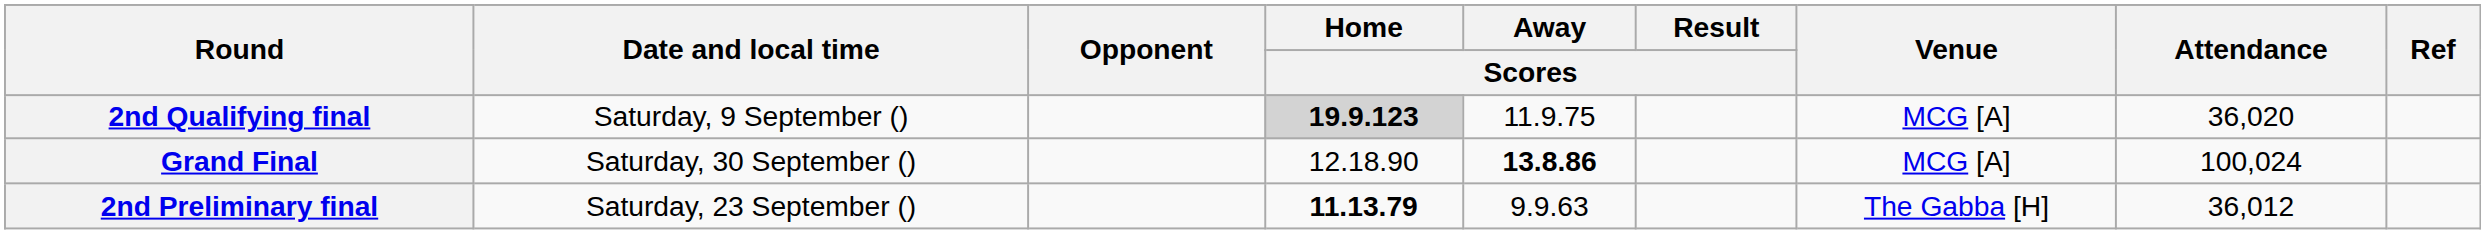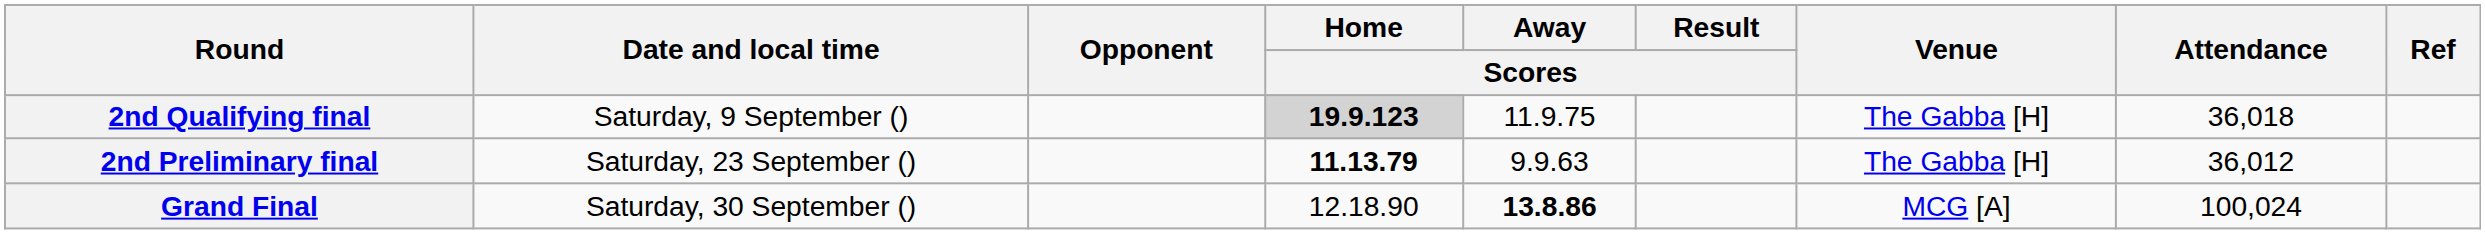(1956, 117) MCG [A] -> (1956, 117) The Gabba [H]
(2251, 117) 36,020 -> (2251, 117) 36,018
rows swapped: (239, 206) <-> (239, 161)
